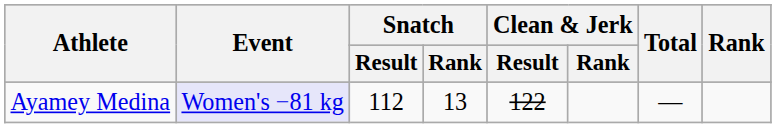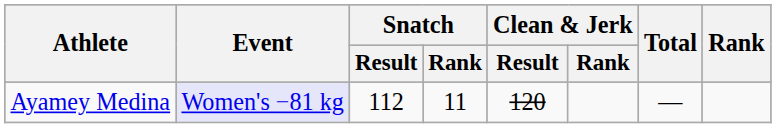(455, 102) 13 -> (455, 102) 11
(528, 102) 122 -> (528, 102) 120
